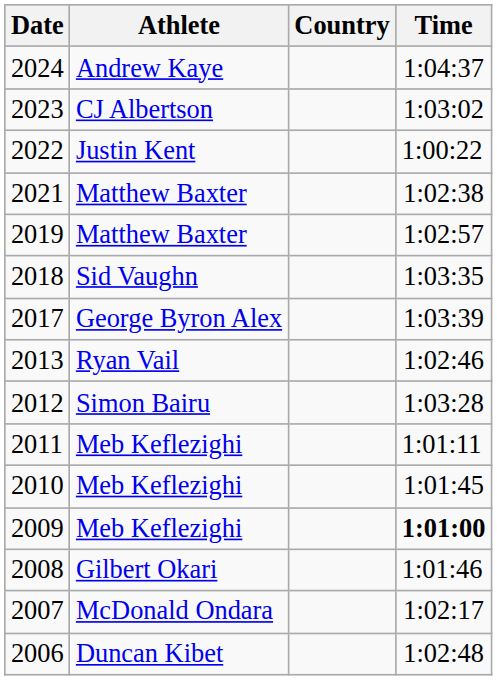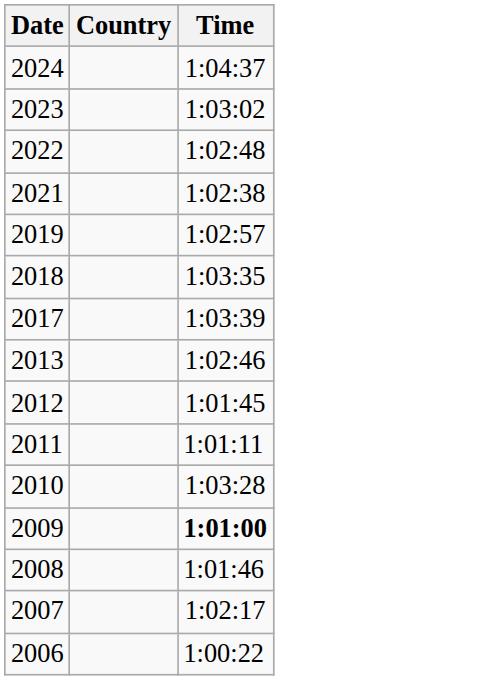- column: (179, 25)
(442, 151) 1:00:22 -> (225, 151) 1:02:48
(444, 402) 1:03:28 -> (225, 402) 1:01:45
(444, 485) 1:01:45 -> (225, 485) 1:03:28
(444, 653) 1:02:48 -> (224, 653) 1:00:22
